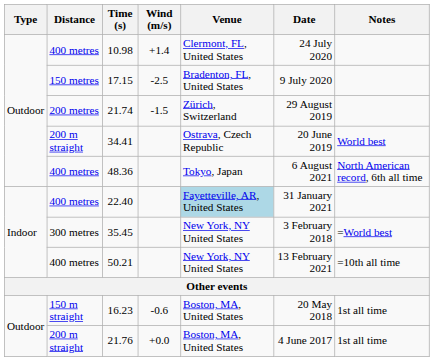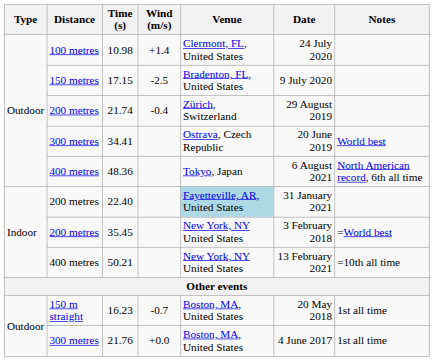(74, 50) 400 metres -> (74, 50) 100 metres
(159, 110) -1.5 -> (159, 110) -0.4
(66, 141) 200 m straight -> (74, 141) 300 metres
(74, 201) 400 metres -> (74, 201) 200 metres
(74, 232) 300 metres -> (74, 232) 200 metres
(159, 310) -0.6 -> (159, 310) -0.7
(66, 341) 200 m straight -> (74, 341) 300 metres
